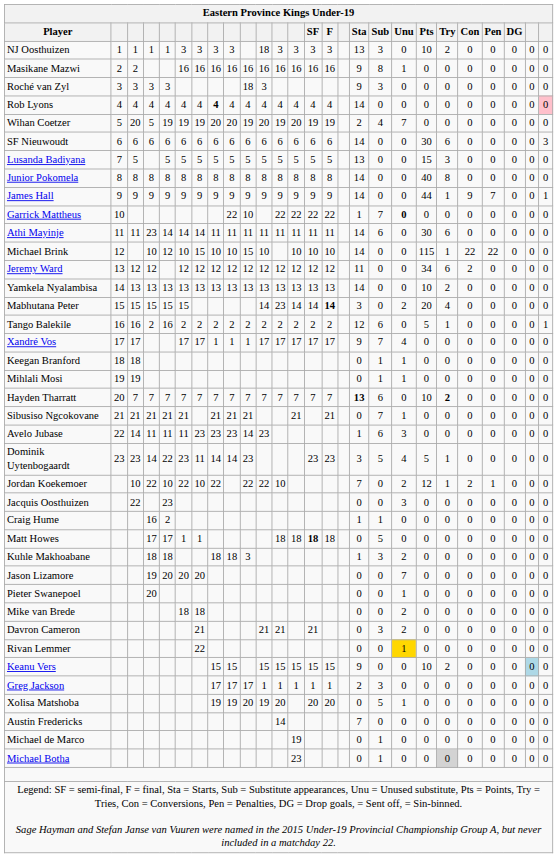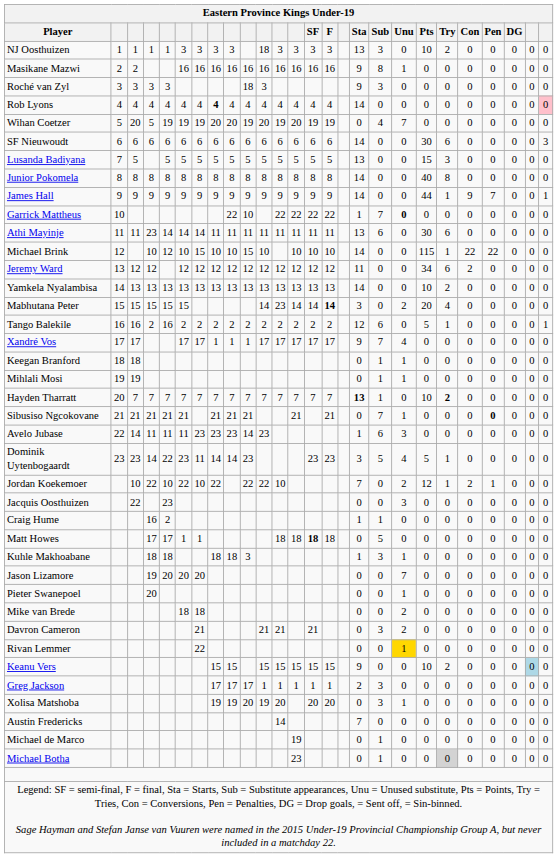(359, 123) 2 -> (359, 123) 0
(359, 233) 14 -> (359, 233) 13
(380, 397) 6 -> (380, 397) 1
(493, 415) normal -> (493, 415) bold
(404, 557) 2 -> (404, 557) 1
(380, 703) 5 -> (380, 703) 3
